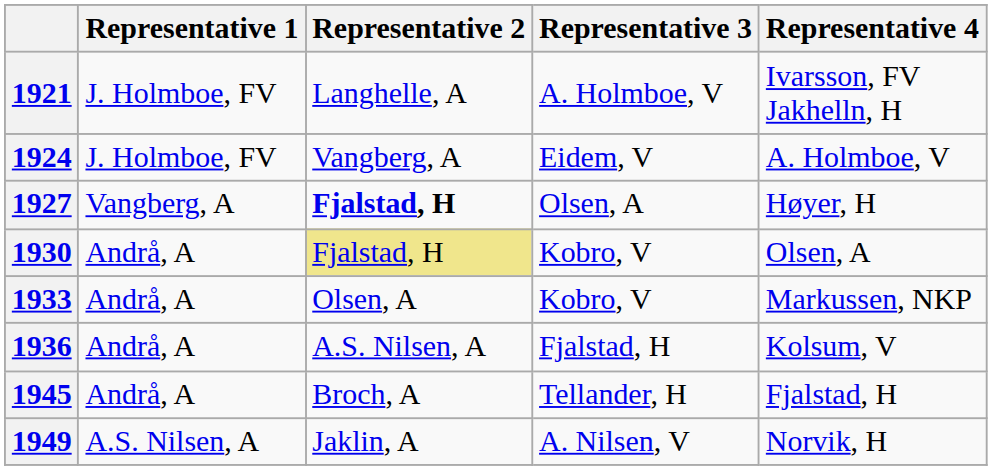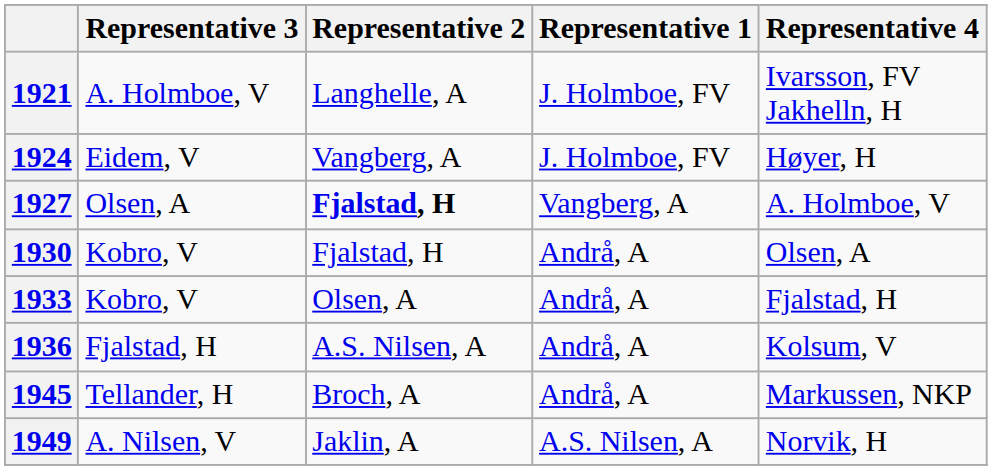columns swapped: (192, 28) <-> (646, 28)
(858, 156) A. Holmboe, V -> (821, 156) Høyer, H
(821, 204) Høyer, H -> (858, 204) A. Holmboe, V
(378, 251) khaki background -> (378, 251) no background
(869, 299) Markussen, NKP -> (832, 299) Fjalstad, H
(832, 394) Fjalstad, H -> (869, 394) Markussen, NKP
